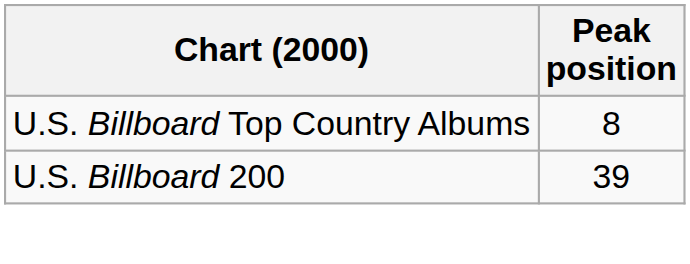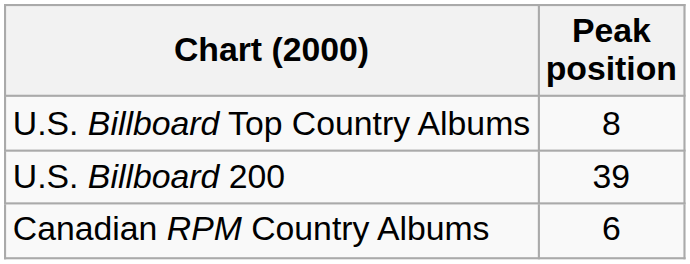+ row: (251, 229)
